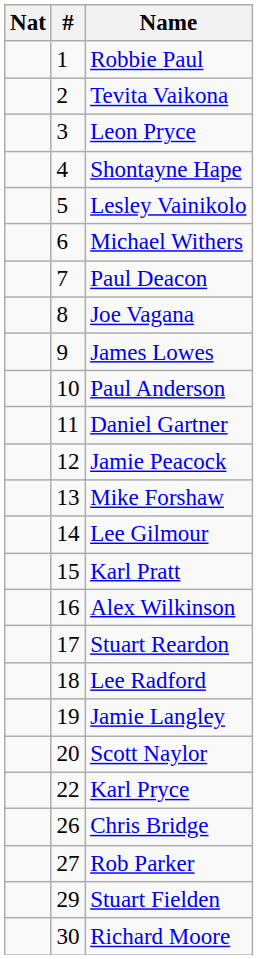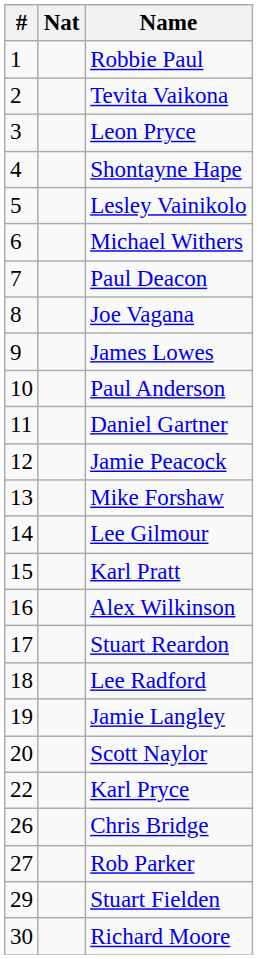columns swapped: (28, 22) <-> (68, 22)
